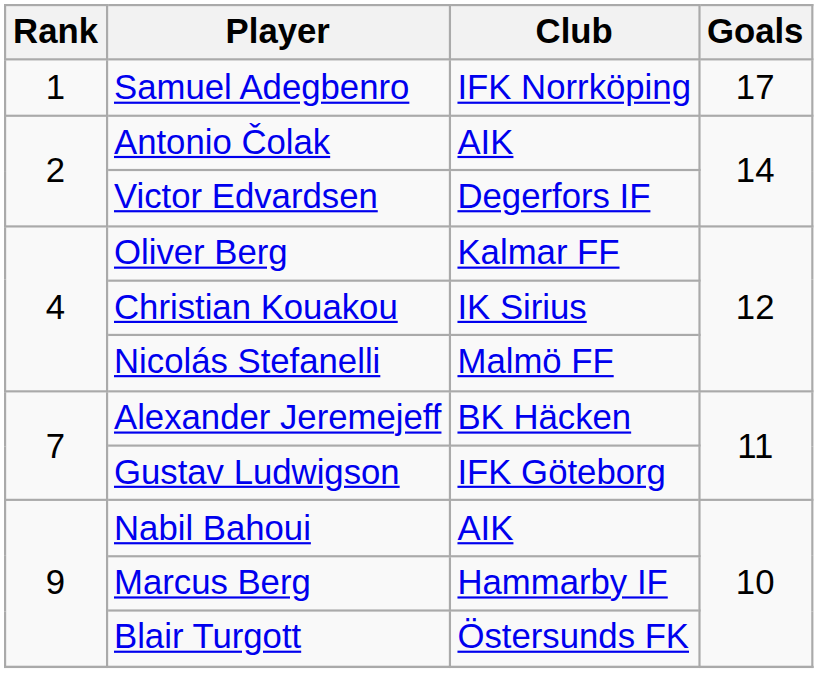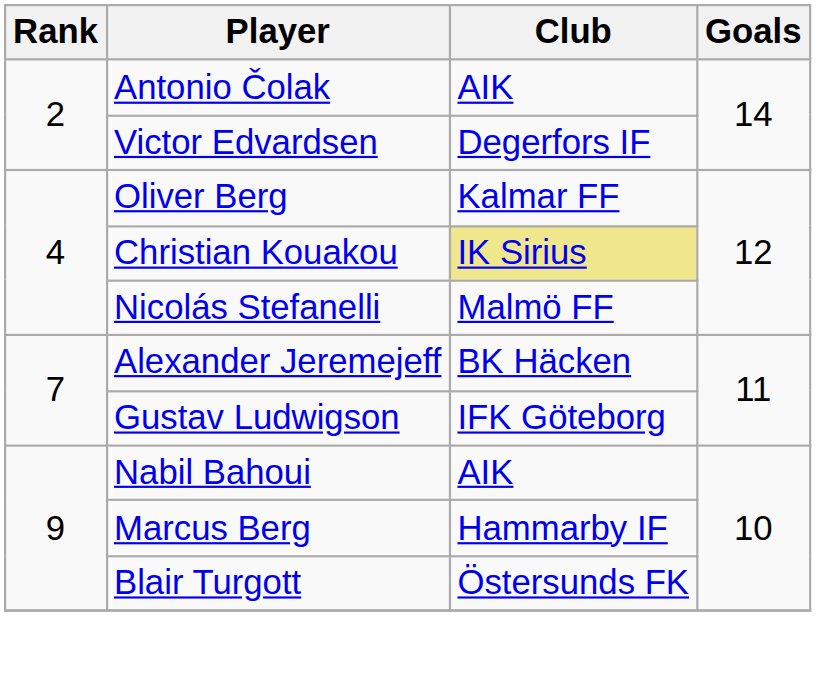- row: (262, 87)
(522, 307) no background -> (522, 252) khaki background
